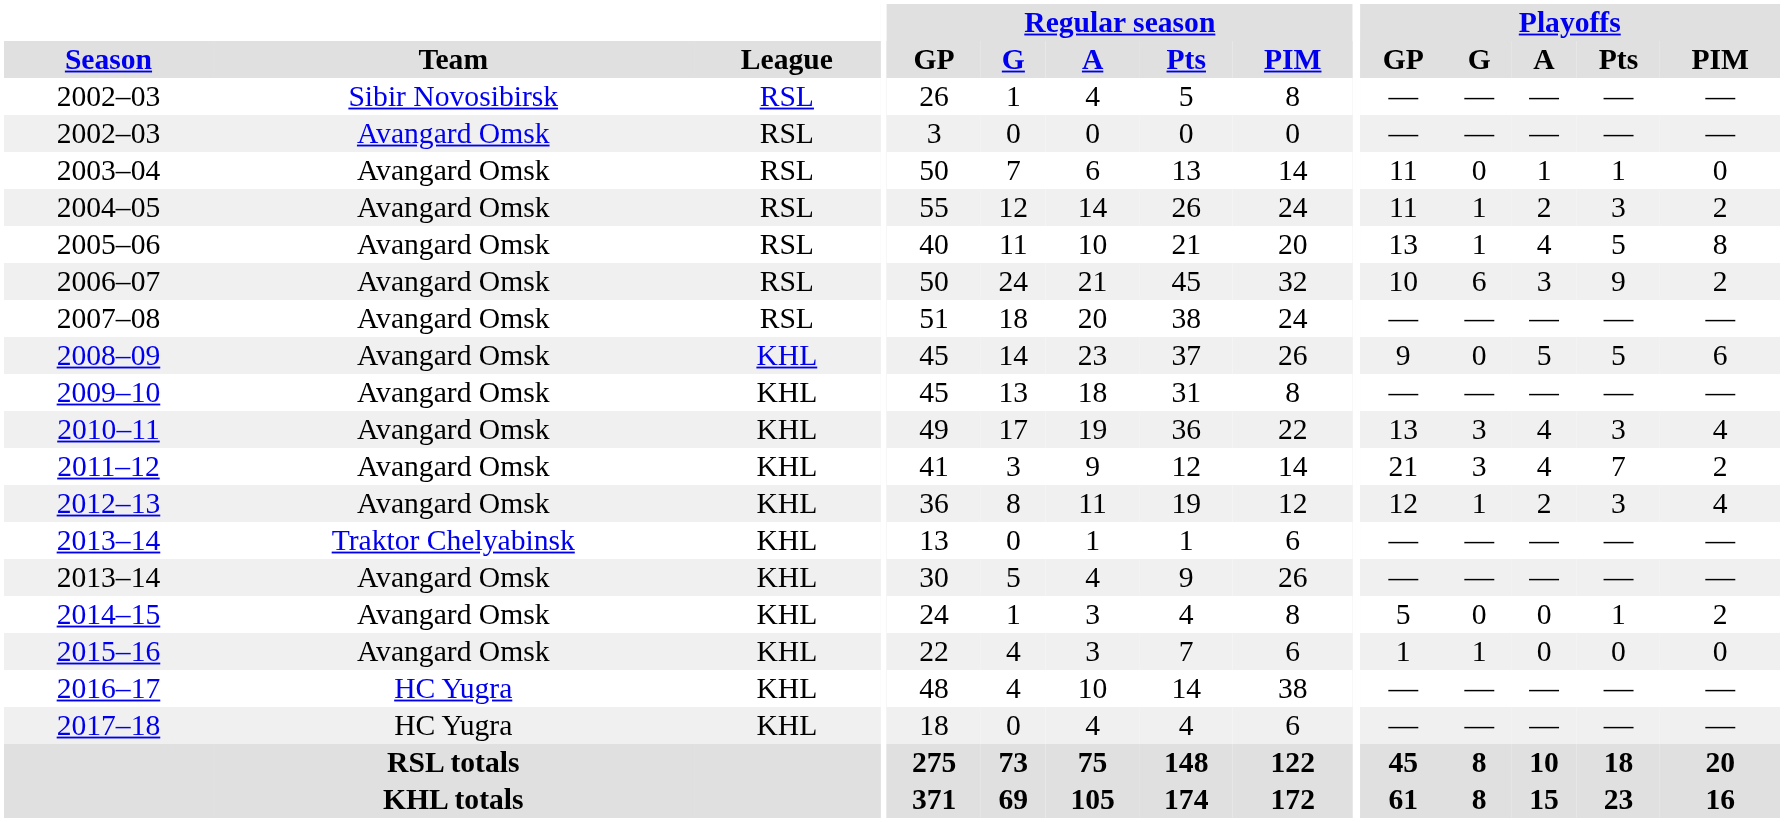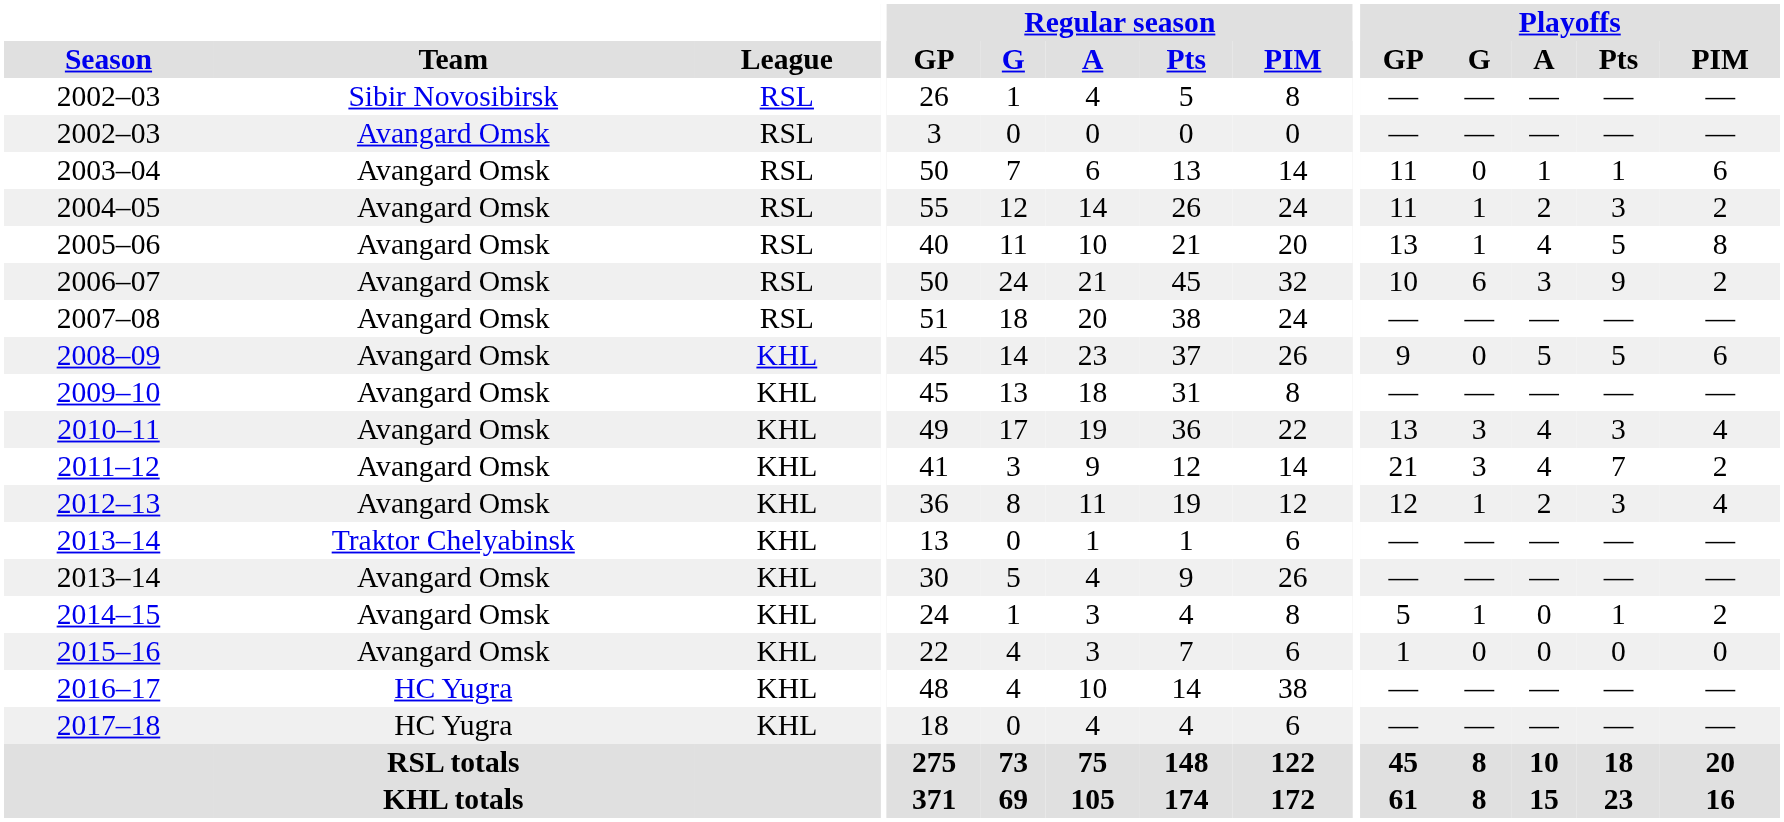(1720, 170) 0 -> (1720, 170) 6
(1479, 614) 0 -> (1479, 614) 1
(1479, 651) 1 -> (1479, 651) 0
